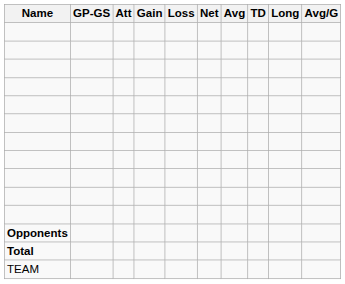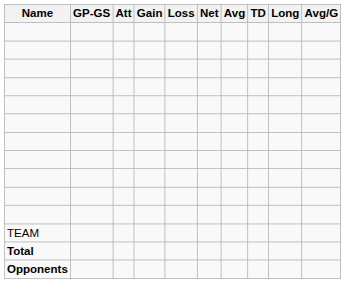rows swapped: (23, 269) <-> (37, 232)
